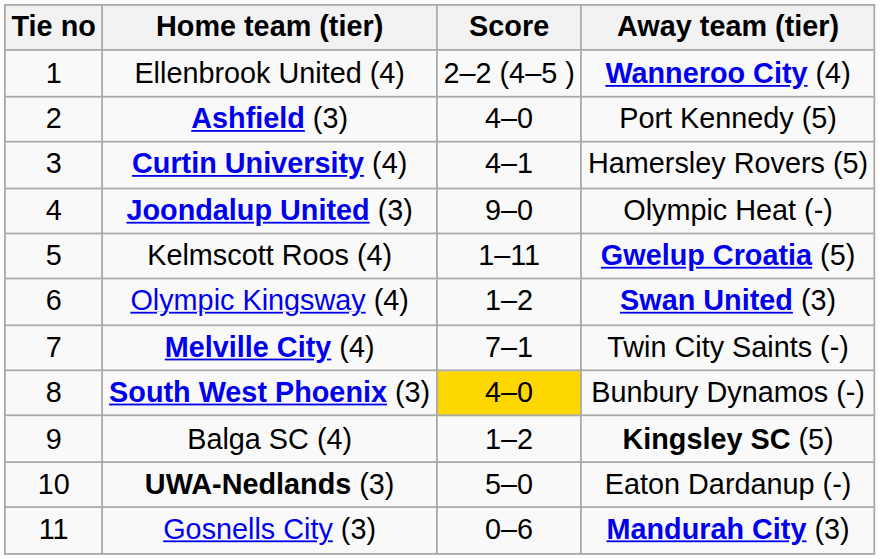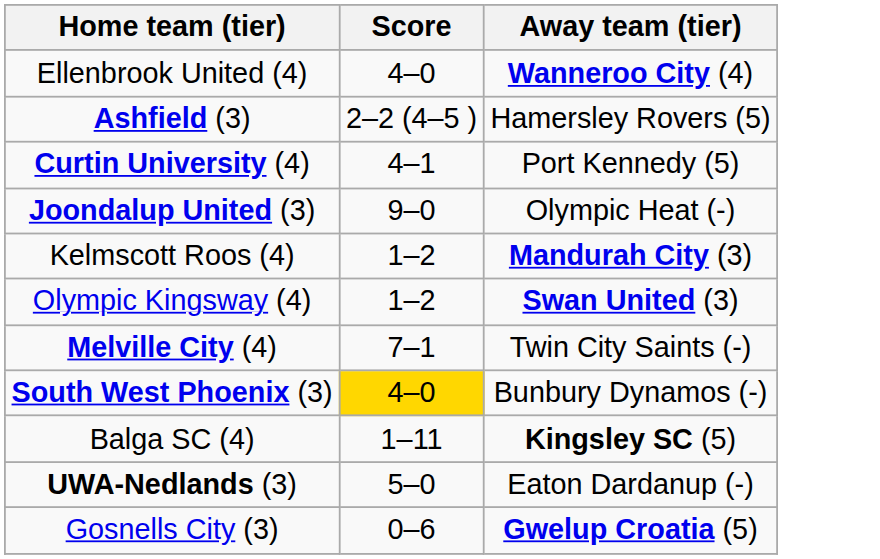- column: (54, 27)
(509, 73) 2–2 (4–5 ) -> (412, 73) 4–0
(509, 118) 4–0 -> (412, 118) 2–2 (4–5 )
(728, 118) Port Kennedy (5) -> (631, 118) Hamersley Rovers (5)
(728, 164) Hamersley Rovers (5) -> (630, 164) Port Kennedy (5)
(509, 255) 1–11 -> (412, 255) 1–2
(728, 255) Gwelup Croatia (5) -> (631, 255) Mandurah City (3)
(509, 438) 1–2 -> (412, 438) 1–11
(728, 529) Mandurah City (3) -> (630, 529) Gwelup Croatia (5)
